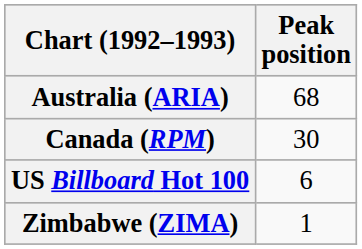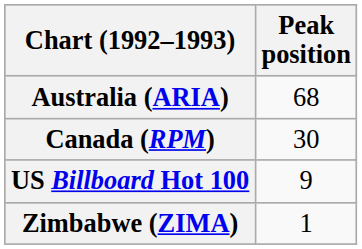(306, 180) 6 -> (306, 180) 9
